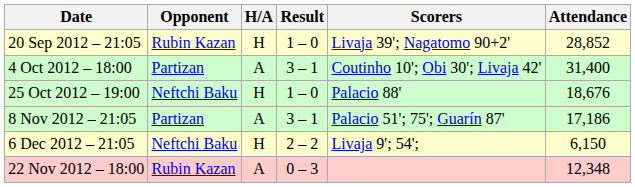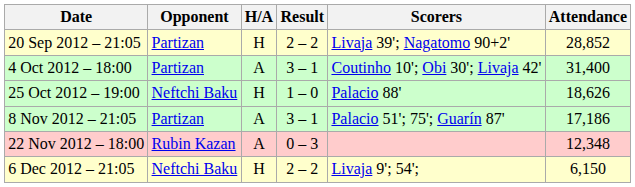(194, 42) Rubin Kazan -> (178, 42) Partizan
(302, 42) 1 – 0 -> (302, 42) 2 – 2
(588, 93) 18,676 -> (588, 93) 18,626
rows swapped: (76, 169) <-> (71, 144)
